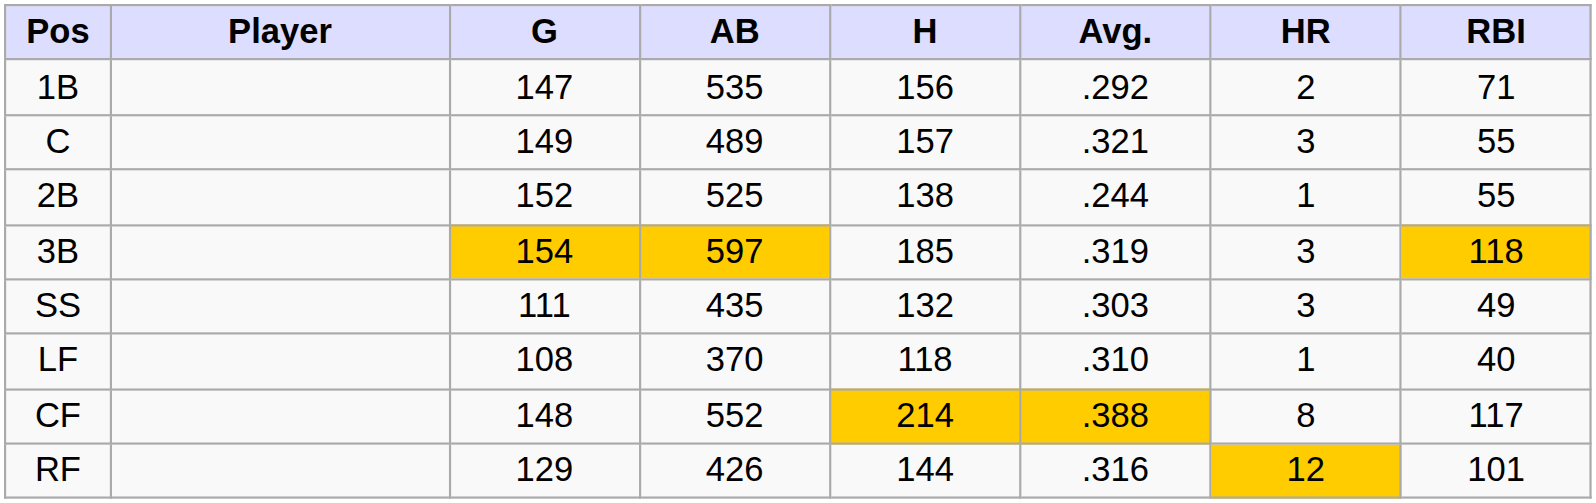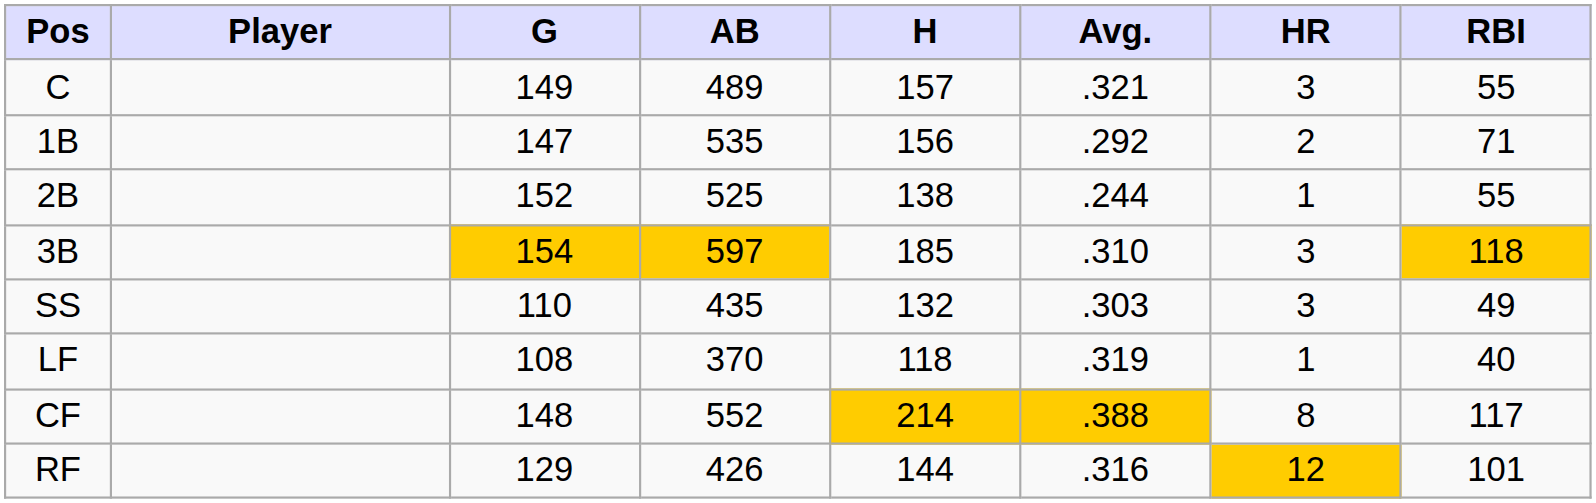rows swapped: (58, 141) <-> (58, 86)
(1115, 251) .319 -> (1115, 251) .310
(544, 305) 111 -> (544, 305) 110
(1115, 360) .310 -> (1115, 360) .319
